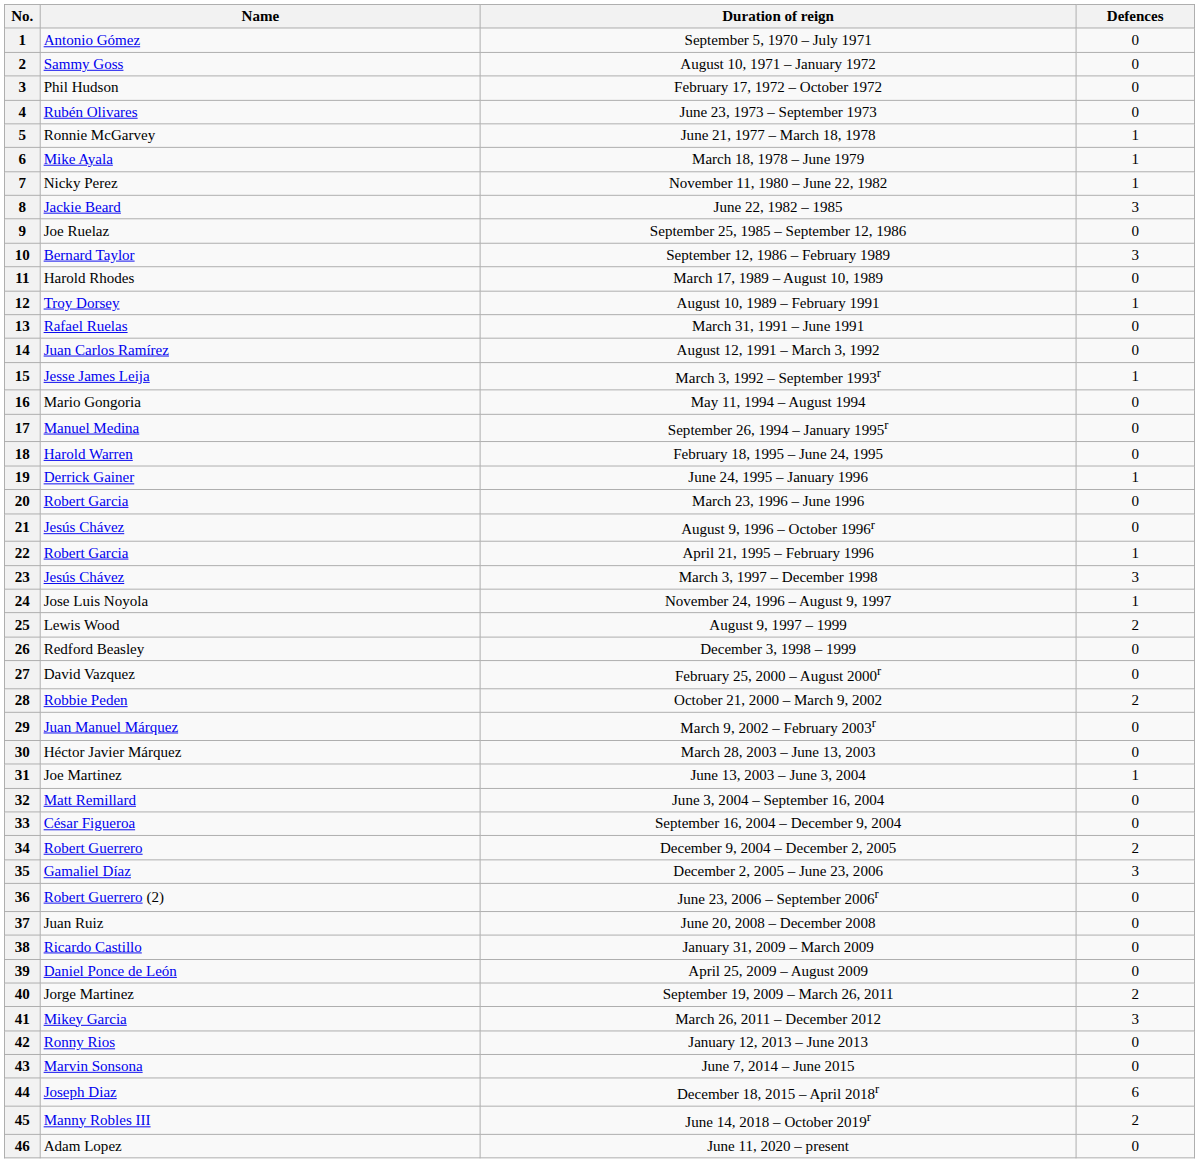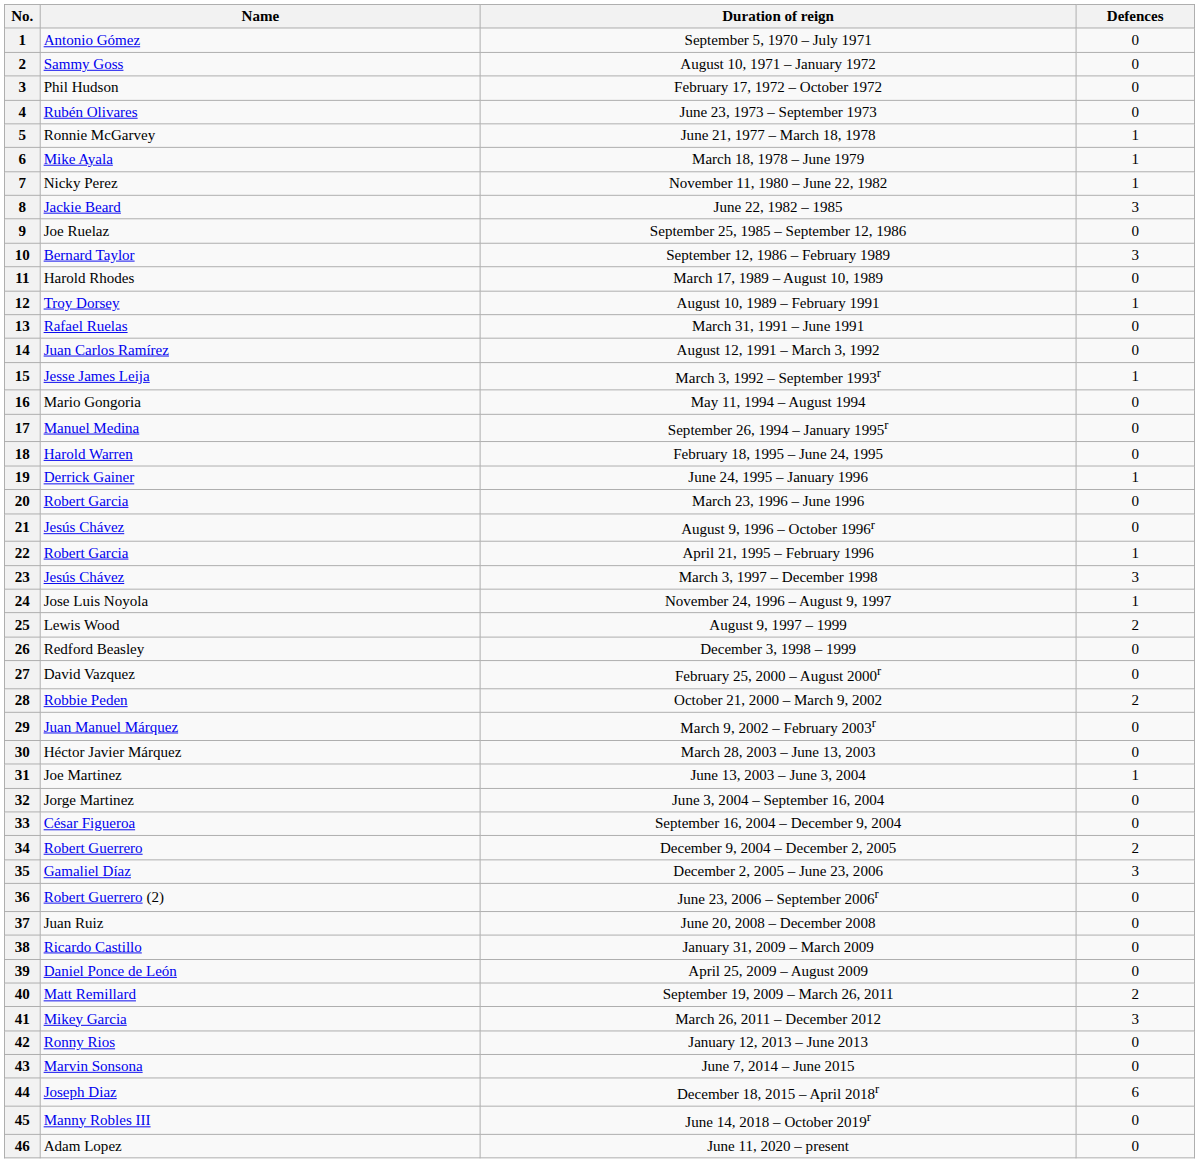(90, 800) Matt Remillard -> (89, 800) Jorge Martinez
(89, 994) Jorge Martinez -> (90, 994) Matt Remillard
(1135, 1120) 2 -> (1135, 1120) 0
